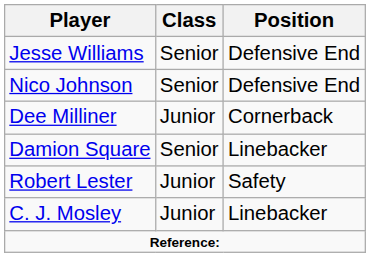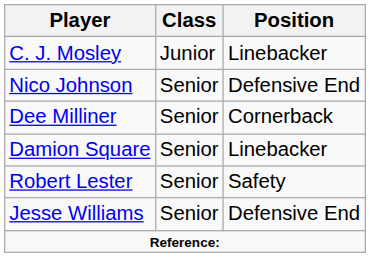rows swapped: (65, 213) <-> (76, 52)
(188, 117) Junior -> (189, 117) Senior
(188, 181) Junior -> (189, 181) Senior
